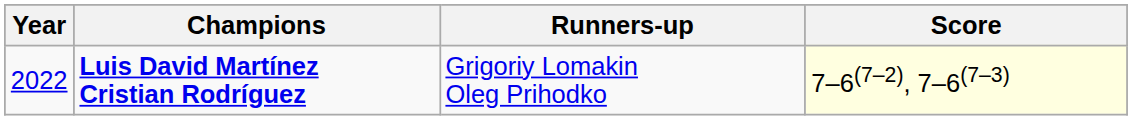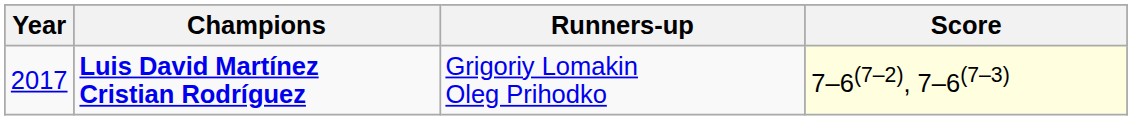(39, 80) 2022 -> (39, 80) 2017
